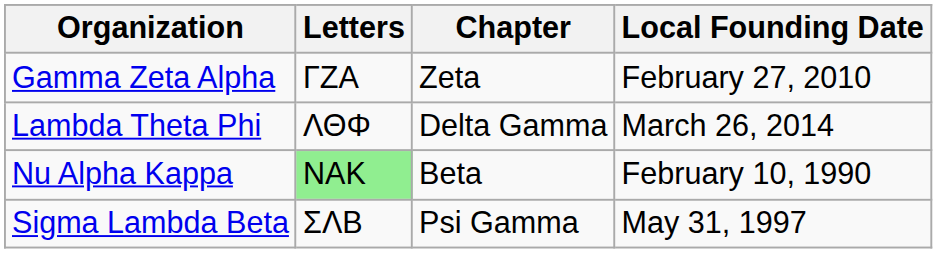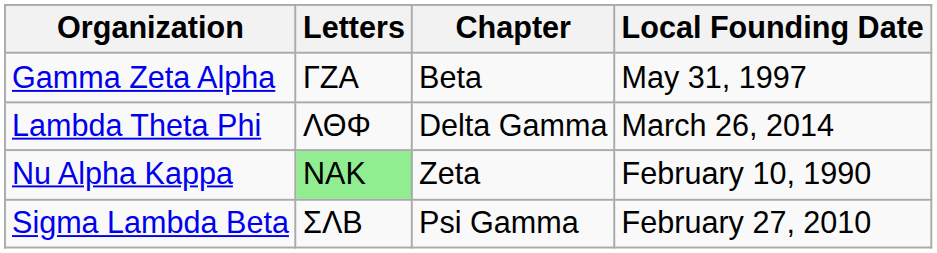(450, 77) Zeta -> (450, 77) Beta
(746, 77) February 27, 2010 -> (714, 77) May 31, 1997
(450, 174) Beta -> (450, 174) Zeta
(714, 222) May 31, 1997 -> (746, 222) February 27, 2010
